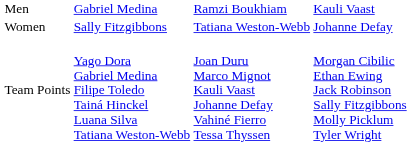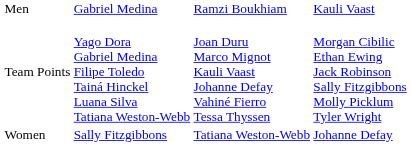rows swapped: (25, 27) <-> (37, 90)
